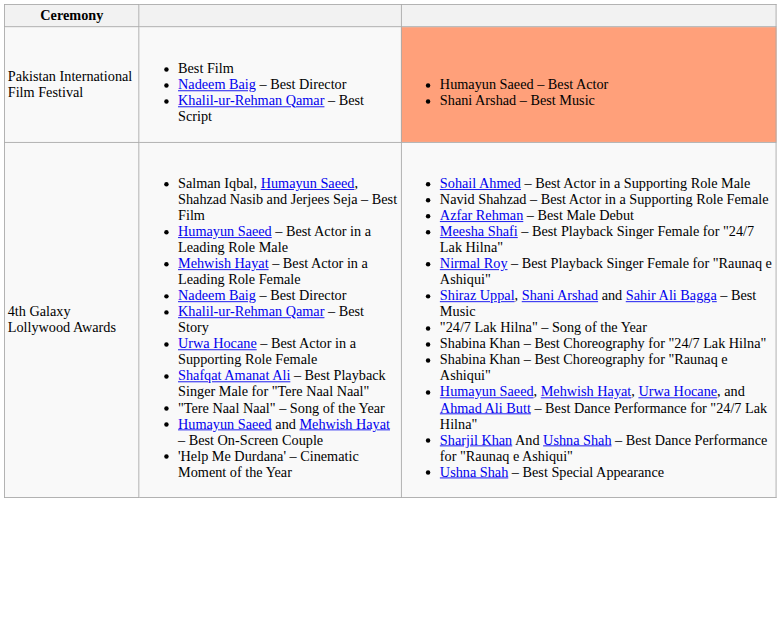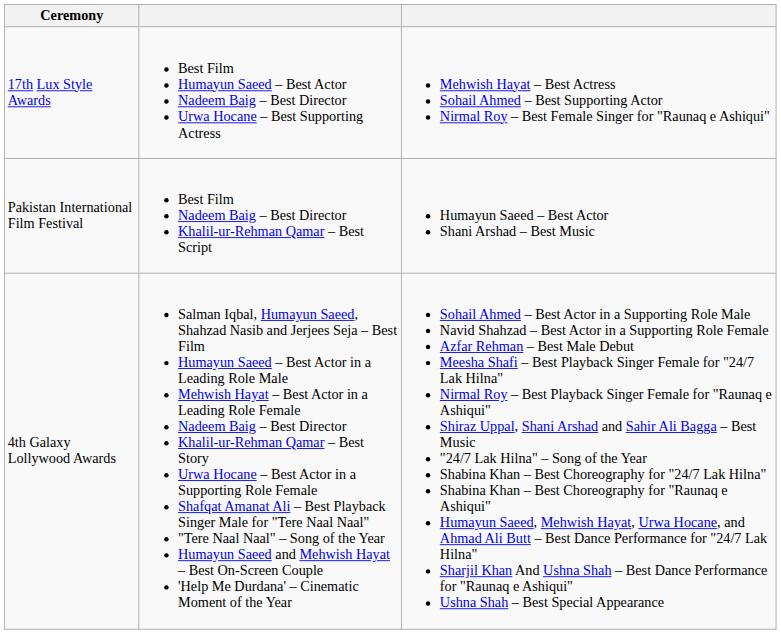+ row: (50, 92)
(589, 93) lightsalmon background -> (589, 224) no background
